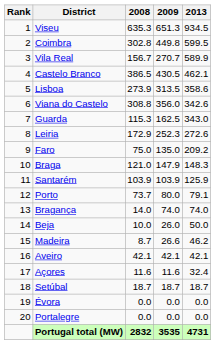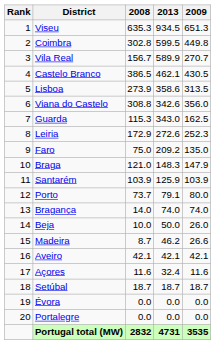columns swapped: (168, 12) <-> (196, 12)
